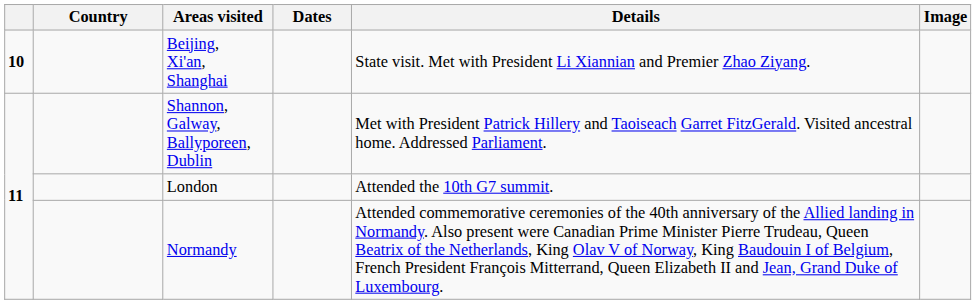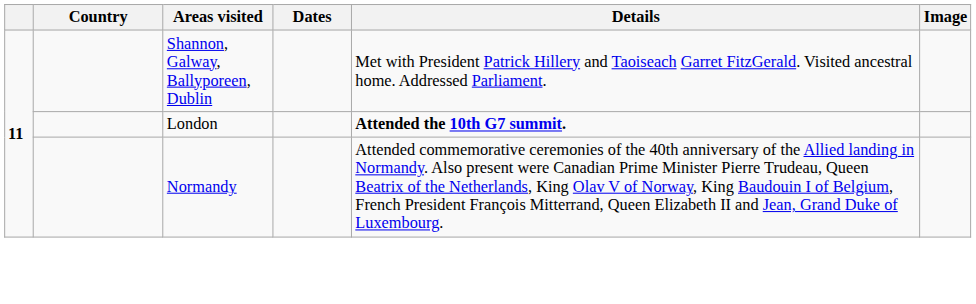- row: (197, 61)
(454, 186) normal -> (461, 124) bold
